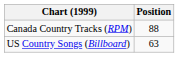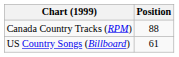(154, 44) 63 -> (154, 44) 61
